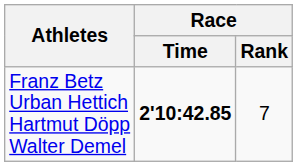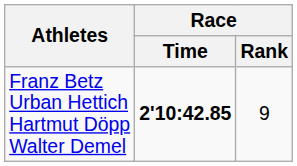(264, 114) 7 -> (264, 114) 9
